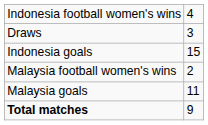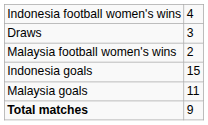rows swapped: (92, 71) <-> (50, 52)
